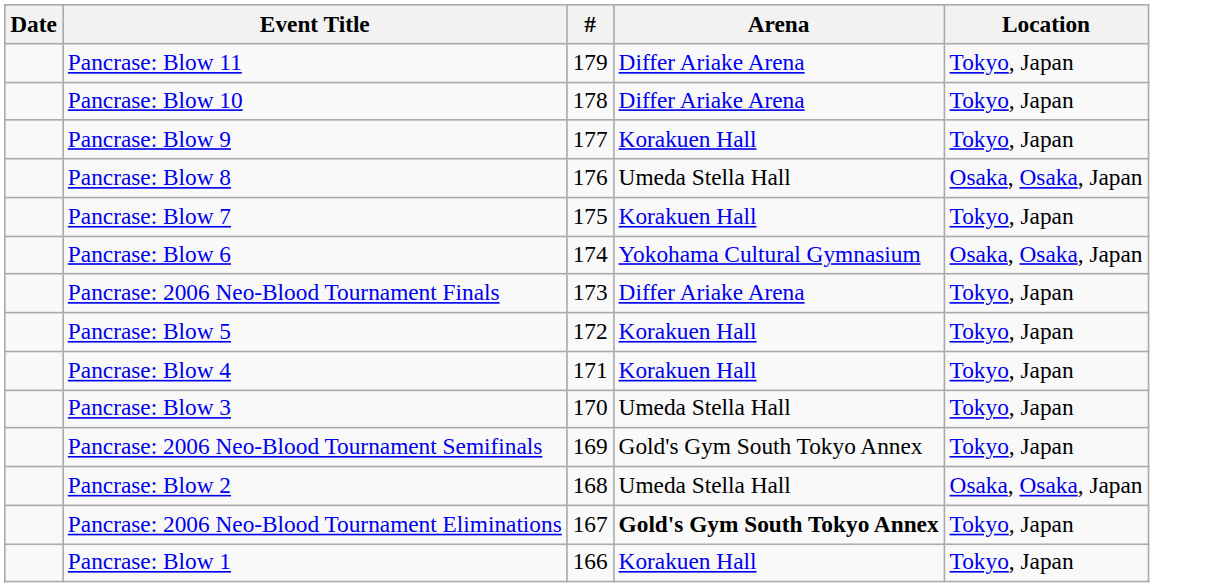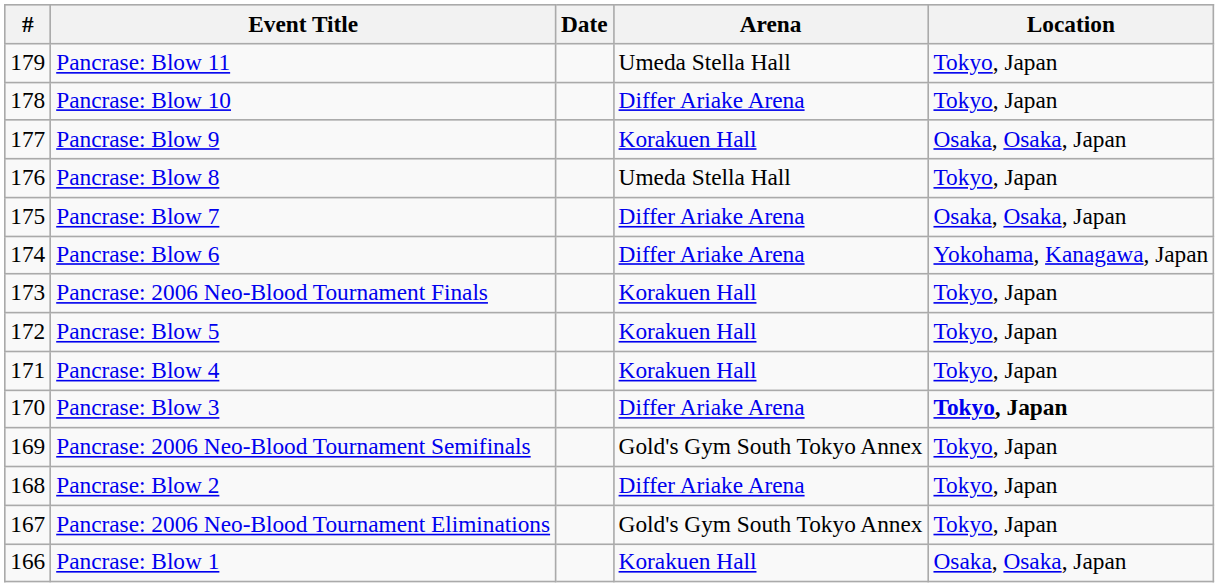columns swapped: (590, 24) <-> (34, 24)
(712, 62) Differ Ariake Arena -> (705, 62) Umeda Stella Hall
(1012, 139) Tokyo, Japan -> (1030, 139) Osaka, Osaka, Japan
(1046, 178) Osaka, Osaka, Japan -> (995, 178) Tokyo, Japan
(688, 216) Korakuen Hall -> (712, 216) Differ Ariake Arena
(1012, 216) Tokyo, Japan -> (1030, 216) Osaka, Osaka, Japan
(770, 254) Yokohama Cultural Gymnasium -> (712, 254) Differ Ariake Arena
(1046, 254) Osaka, Osaka, Japan -> (1071, 254) Yokohama, Kanagawa, Japan
(712, 293) Differ Ariake Arena -> (688, 293) Korakuen Hall
(705, 408) Umeda Stella Hall -> (712, 408) Differ Ariake Arena
(1012, 408) normal -> (1000, 408) bold
(705, 485) Umeda Stella Hall -> (712, 485) Differ Ariake Arena
(1046, 485) Osaka, Osaka, Japan -> (995, 485) Tokyo, Japan
(779, 524) bold -> (771, 524) normal
(1012, 562) Tokyo, Japan -> (1030, 562) Osaka, Osaka, Japan
